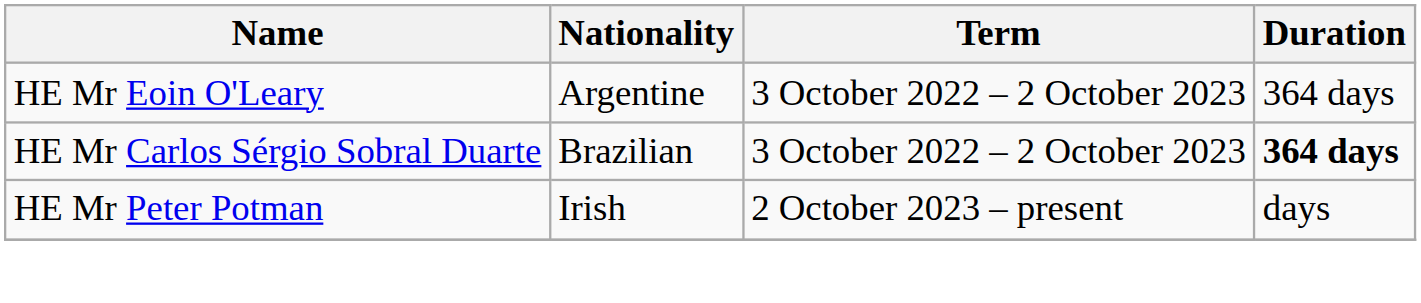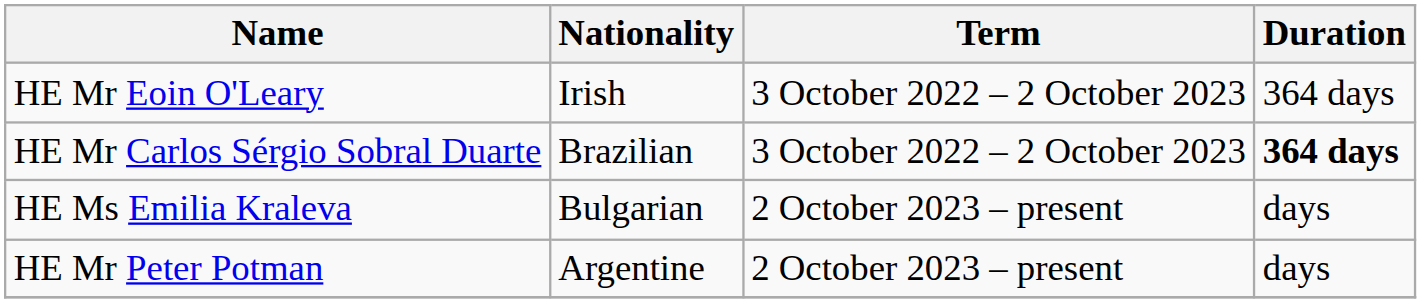(632, 92) Argentine -> (592, 92) Irish
+ row: (183, 208)
(592, 208) Irish -> (632, 267) Argentine
